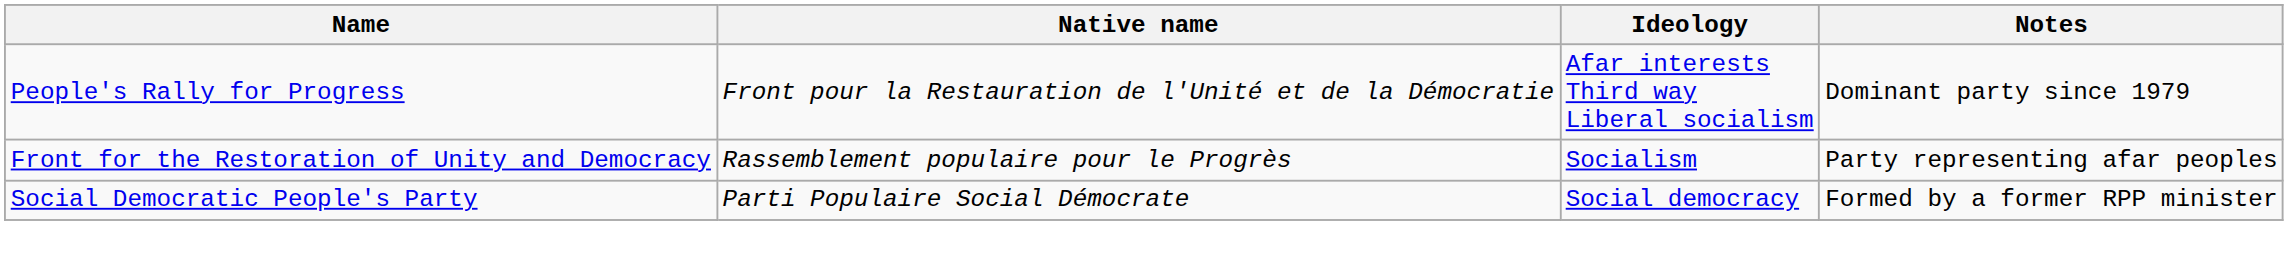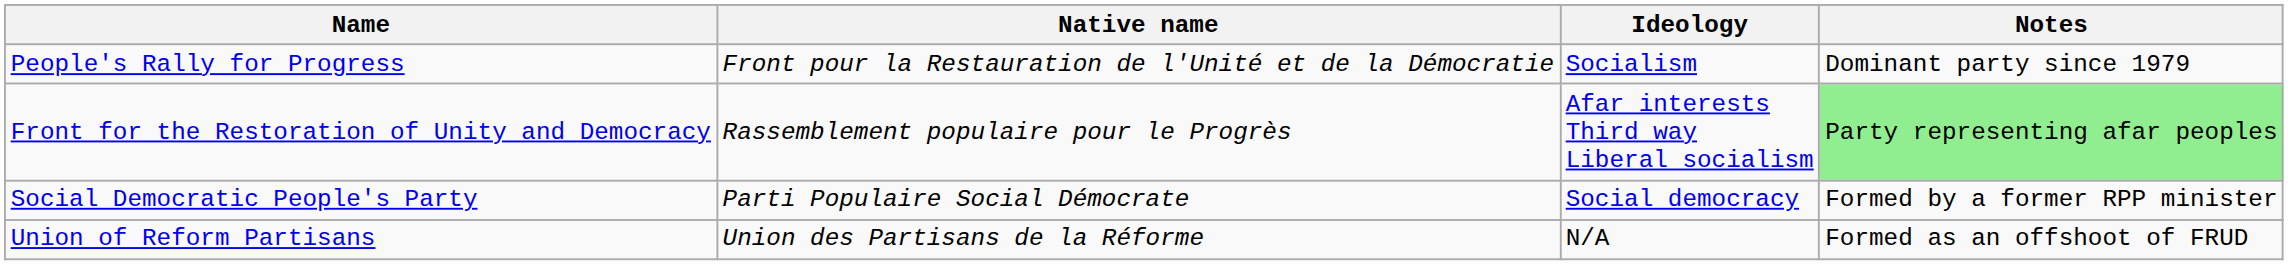(1690, 92) Afar interests Third way Liberal socialism -> (1631, 64) Socialism
(1631, 160) Socialism -> (1690, 132) Afar interests Third way Liberal socialism
(2051, 160) no background -> (2051, 132) lightgreen background
+ row: (193, 239)
